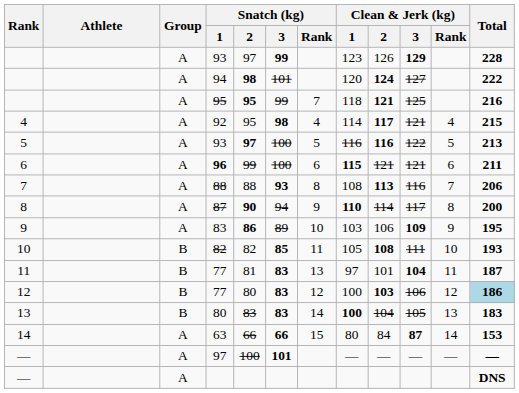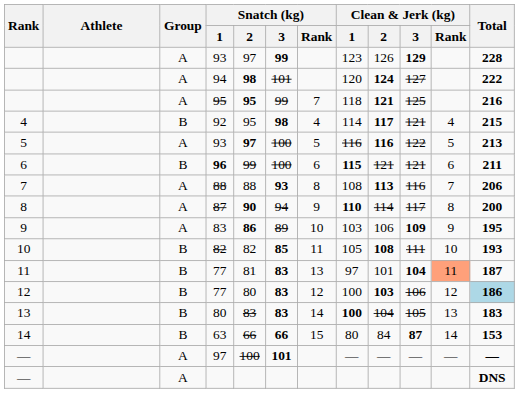(183, 121) A -> (183, 121) B
(183, 164) A -> (183, 164) B
(451, 270) no background -> (451, 270) lightsalmon background
(183, 334) A -> (183, 334) B
